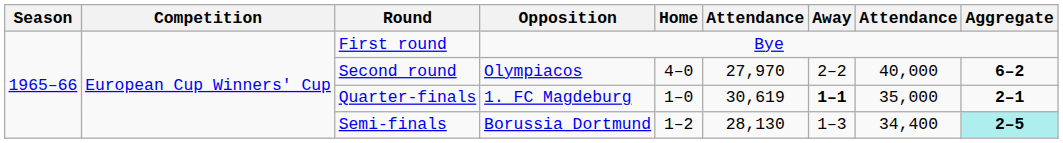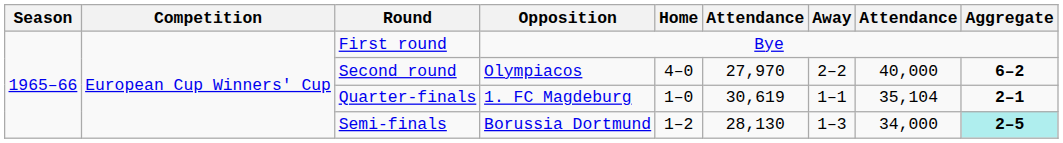(832, 98) bold -> (832, 98) normal
(909, 98) 35,000 -> (909, 98) 35,104
(909, 125) 34,400 -> (909, 125) 34,000
